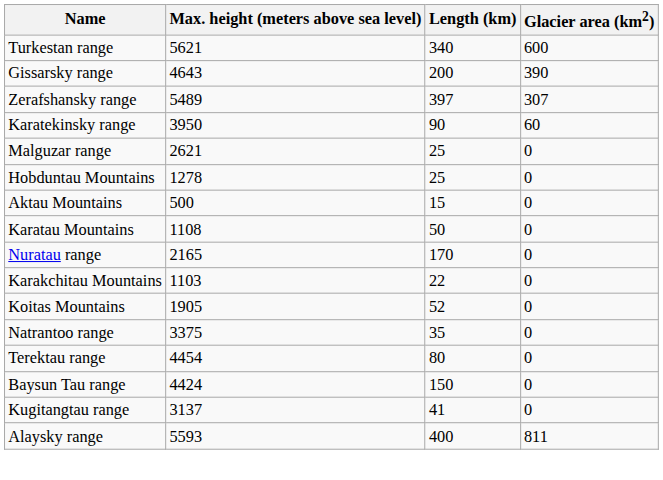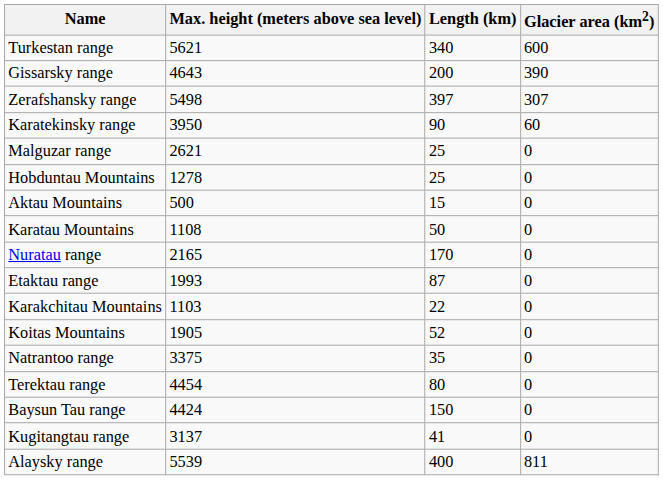(186, 99) 5489 -> (186, 99) 5498
+ row: (53, 280)
(186, 435) 5593 -> (186, 461) 5539
